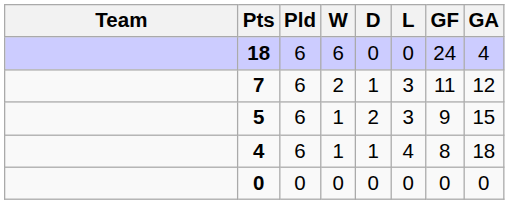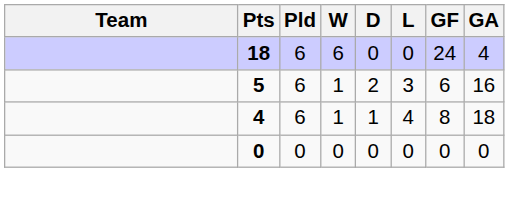- row: (259, 85)
(445, 118) 9 -> (445, 85) 6
(484, 118) 15 -> (484, 85) 16
